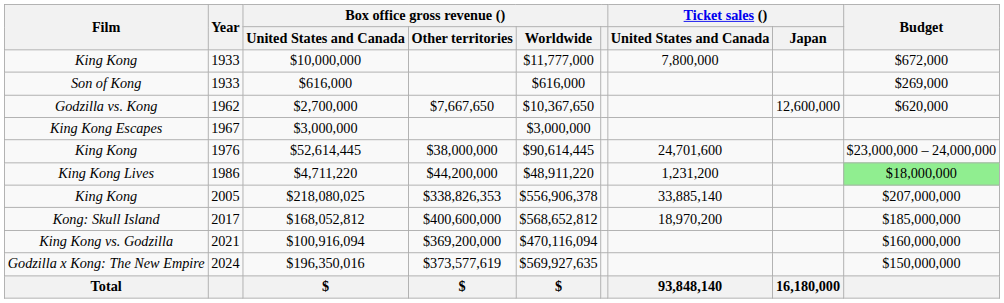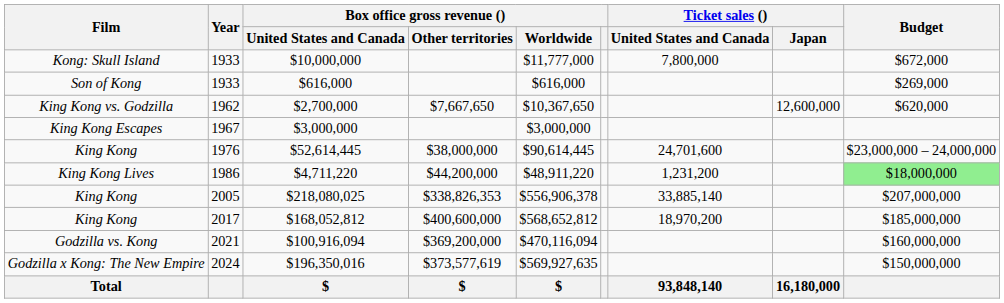(106, 60) King Kong -> (106, 60) Kong: Skull Island
(106, 106) Godzilla vs. Kong -> (106, 106) King Kong vs. Godzilla
(106, 219) Kong: Skull Island -> (106, 219) King Kong
(106, 241) King Kong vs. Godzilla -> (106, 241) Godzilla vs. Kong
